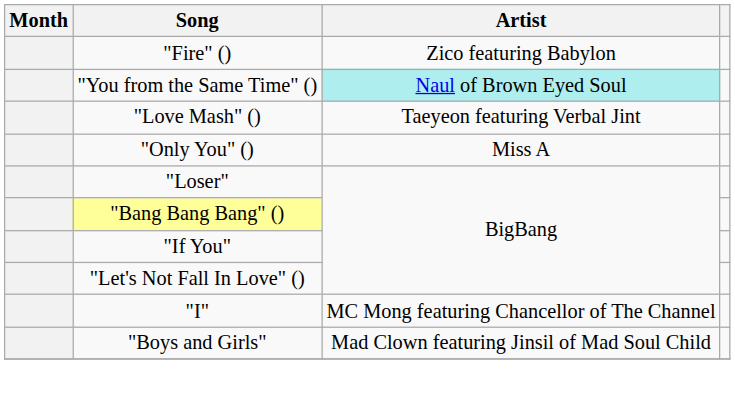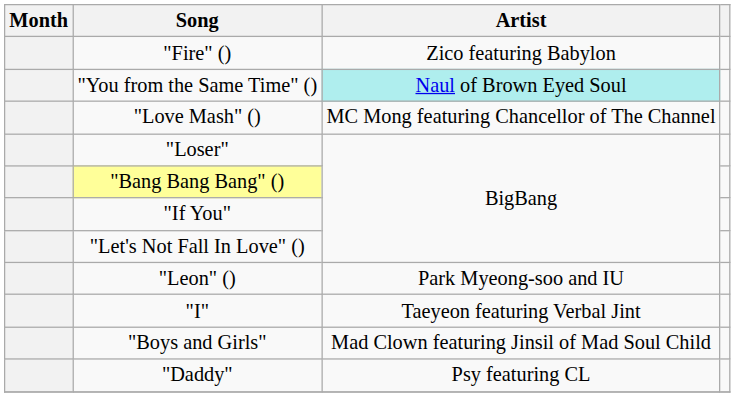(521, 117) Taeyeon featuring Verbal Jint -> (521, 117) MC Mong featuring Chancellor of The Channel
- row: (197, 149)
+ row: (197, 278)
(521, 310) MC Mong featuring Chancellor of The Channel -> (521, 310) Taeyeon featuring Verbal Jint
+ row: (197, 375)
